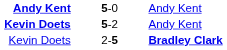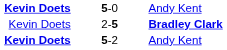(42, 8) Andy Kent -> (37, 8) Kevin Doets
rows swapped: (110, 40) <-> (110, 24)
